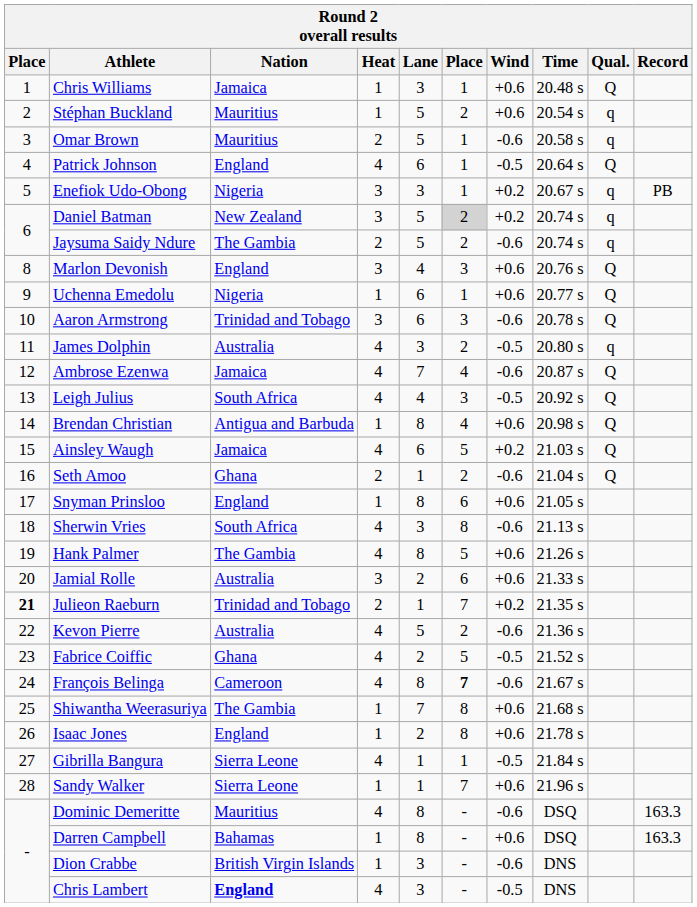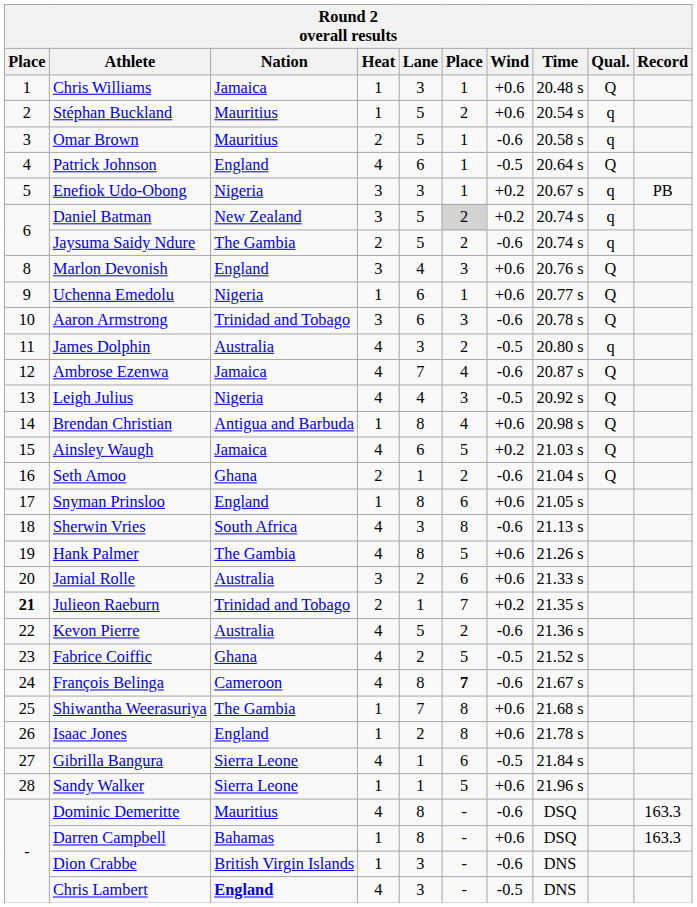(256, 398) South Africa -> (239, 398) Nigeria
(464, 760) 1 -> (464, 760) 6
(464, 786) 7 -> (464, 786) 5
